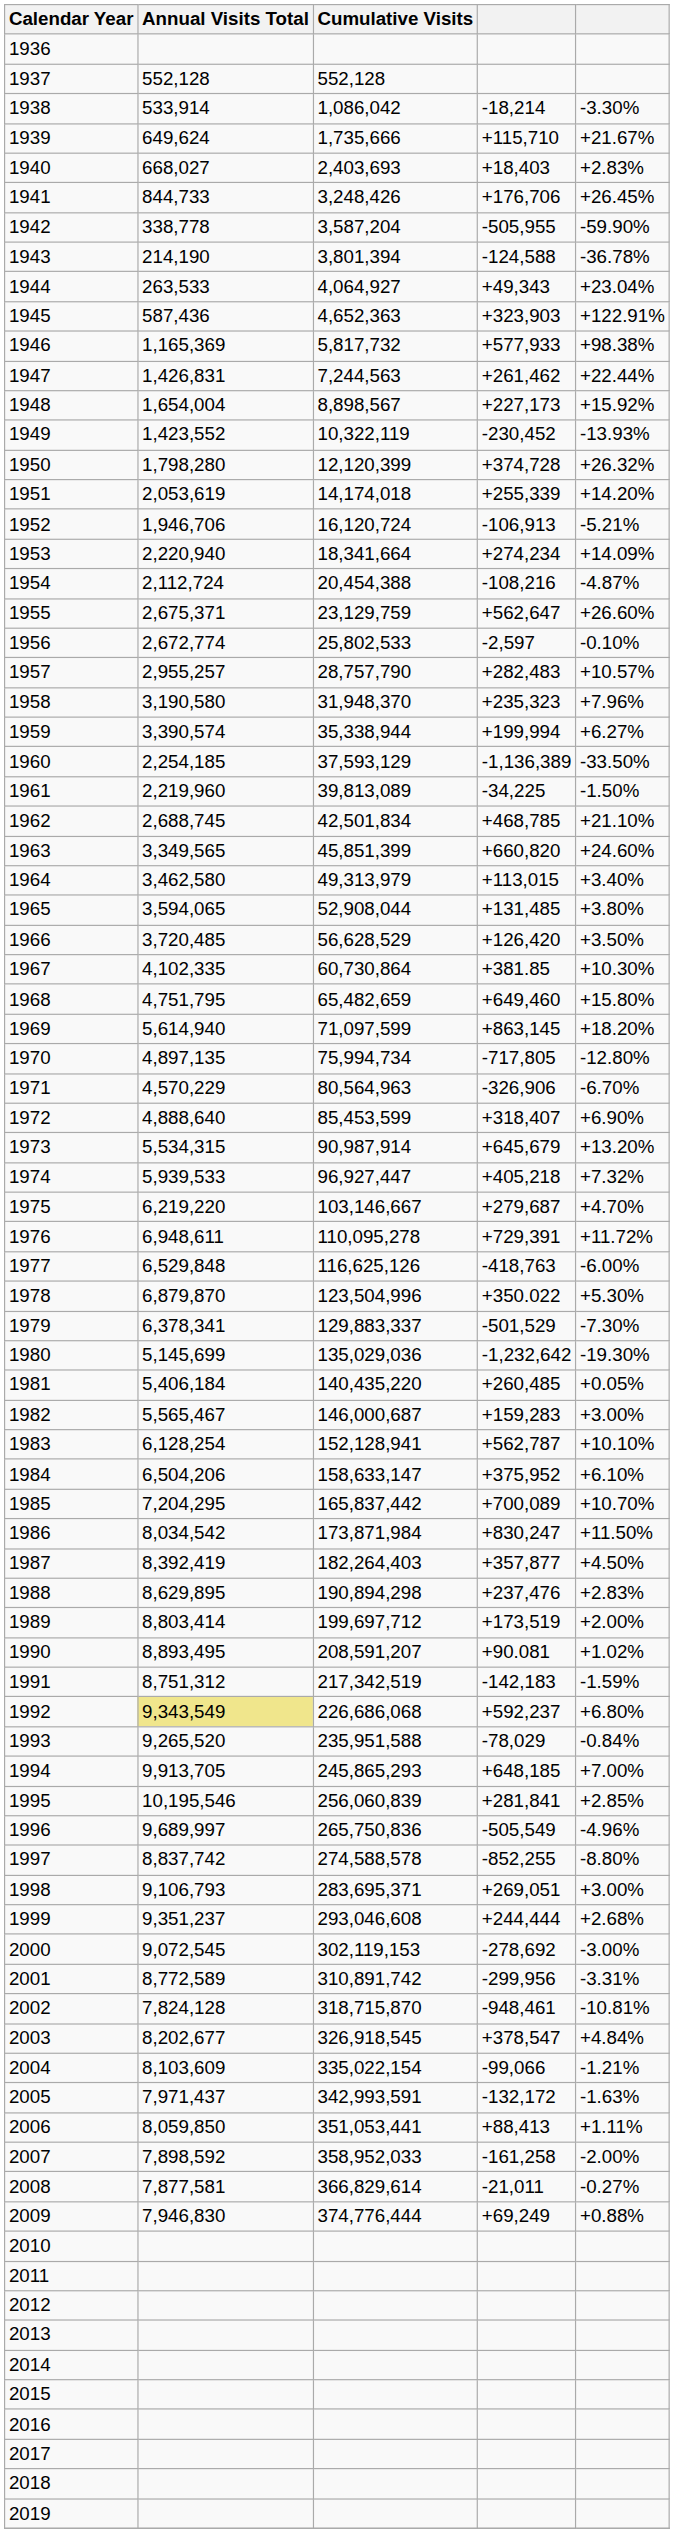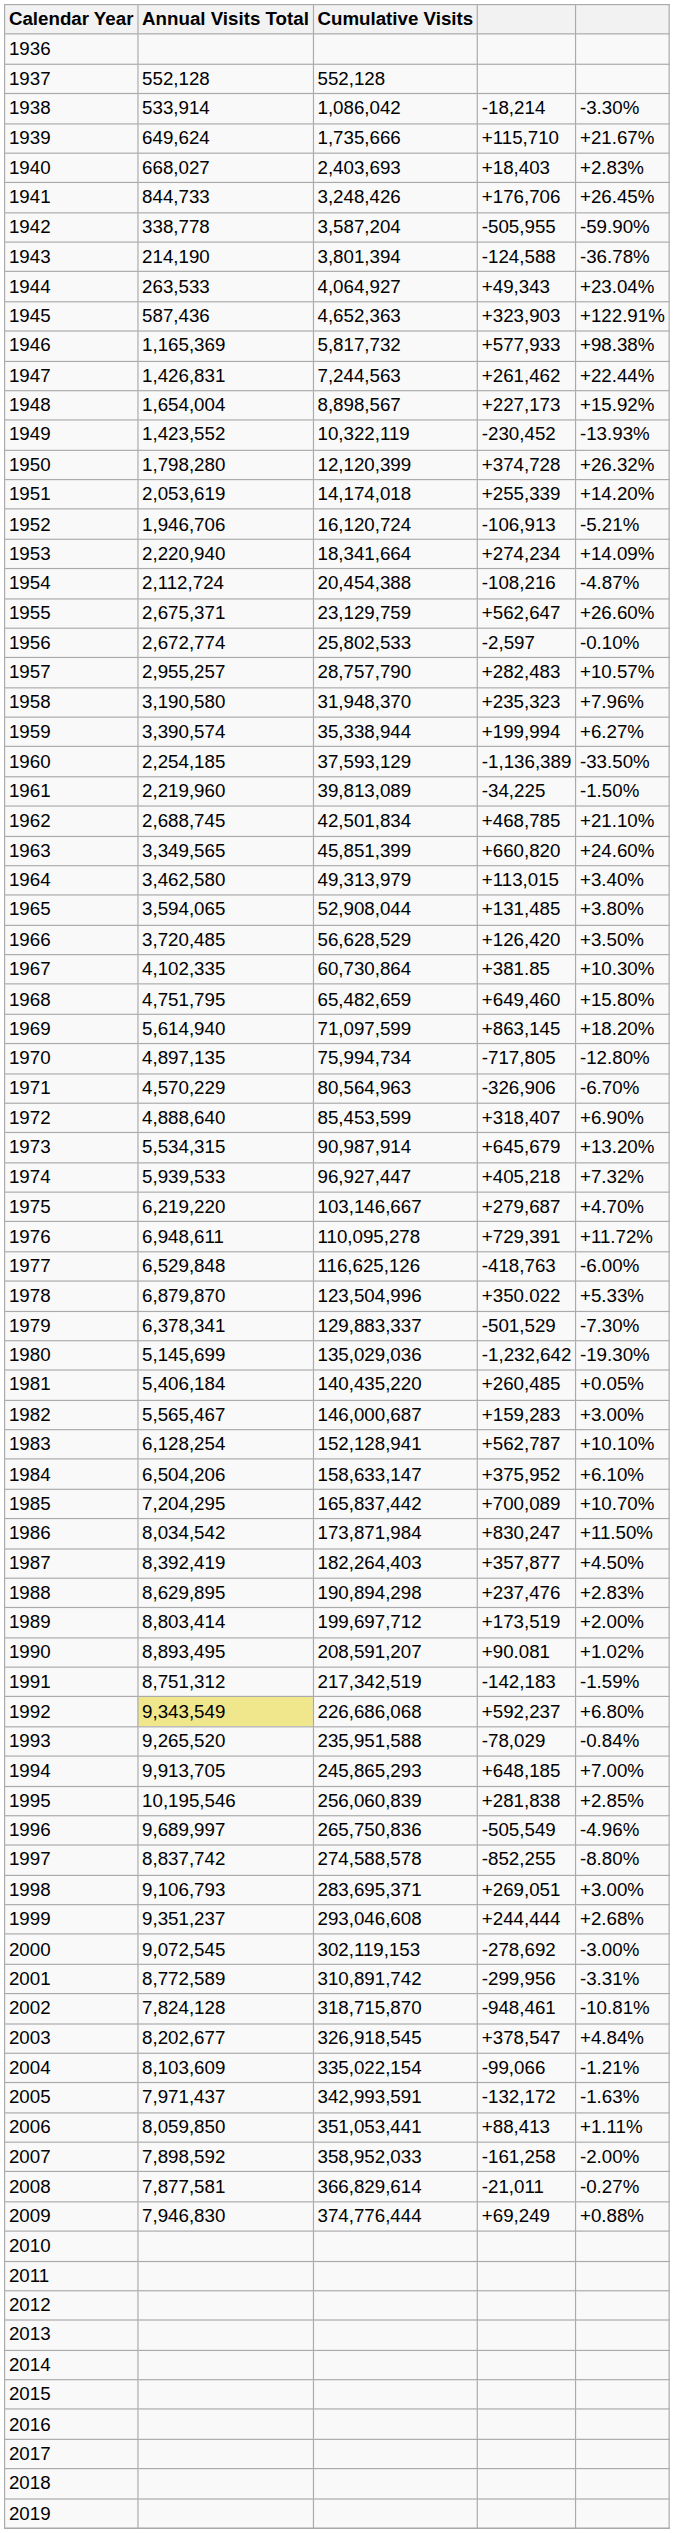(612, 1295) +5.30% -> (612, 1295) +5.33%
(521, 1800) +281,841 -> (521, 1800) +281,838
